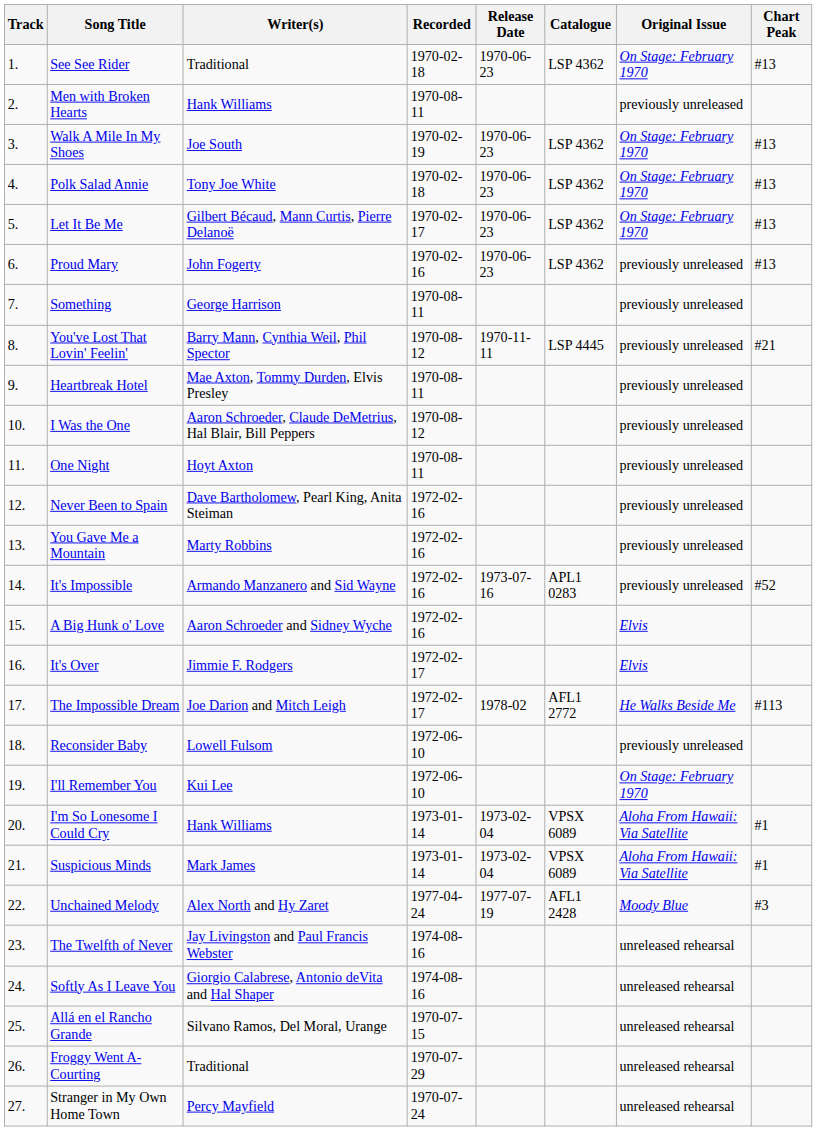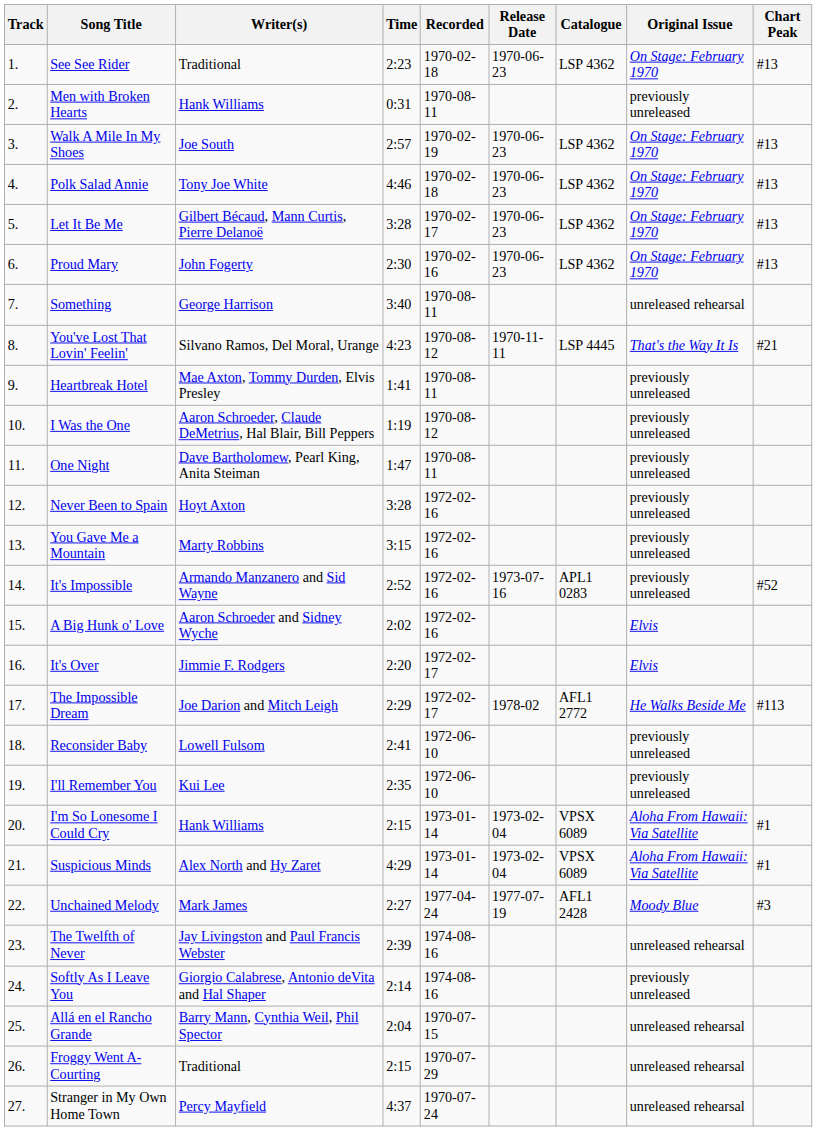+ column: (402, 24)
(681, 265) previously unreleased -> (687, 265) On Stage: February 1970
(681, 305) previously unreleased -> (687, 305) unreleased rehearsal
(277, 345) Barry Mann, Cynthia Weil, Phil Spector -> (279, 345) Silvano Ramos, Del Moral, Urange
(681, 345) previously unreleased -> (684, 345) That's the Way It Is
(220, 465) Hoyt Axton -> (269, 465) Dave Bartholomew, Pearl King, Anita Steiman
(294, 505) Dave Bartholomew, Pearl King, Anita Steiman -> (212, 505) Hoyt Axton
(676, 785) On Stage: February 1970 -> (660, 785) previously unreleased
(221, 865) Mark James -> (250, 865) Alex North and Hy Zaret
(258, 905) Alex North and Hy Zaret -> (213, 905) Mark James
(677, 985) unreleased rehearsal -> (660, 985) previously unreleased
(287, 1025) Silvano Ramos, Del Moral, Urange -> (269, 1025) Barry Mann, Cynthia Weil, Phil Spector
